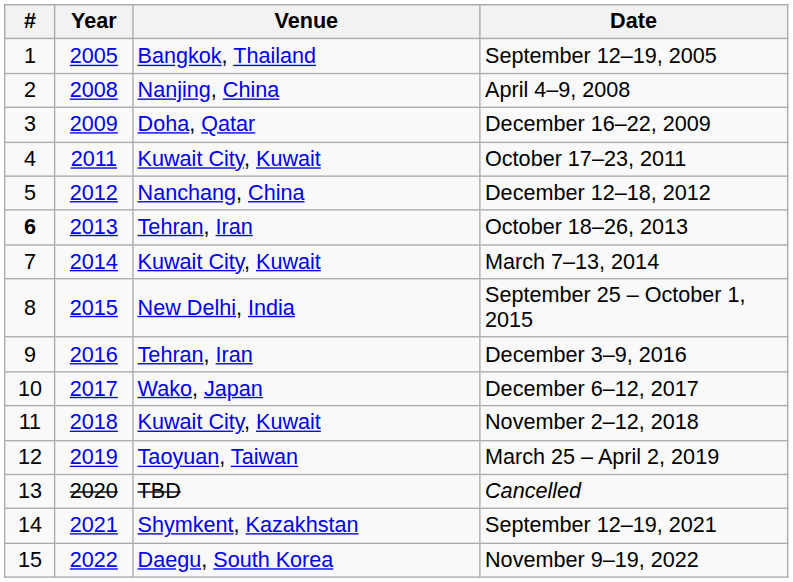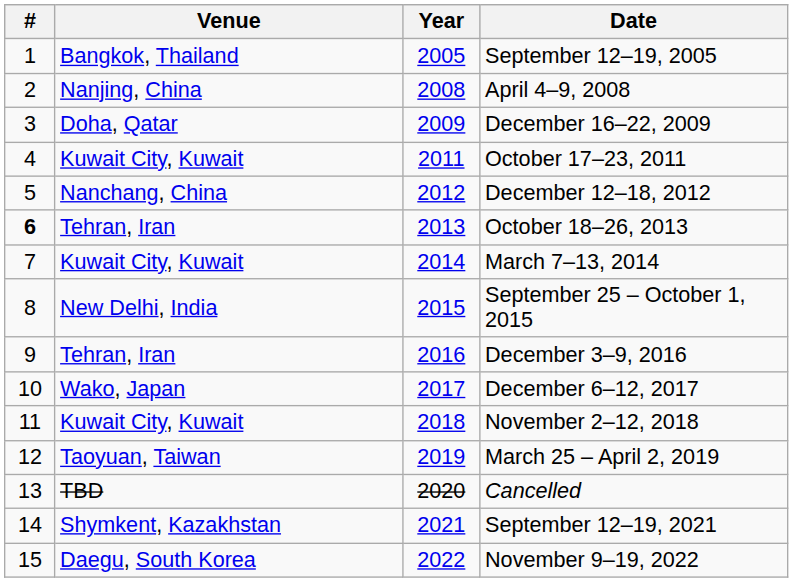columns swapped: (94, 21) <-> (306, 21)
